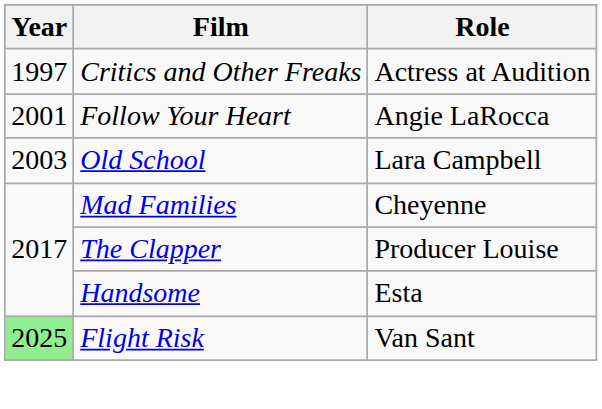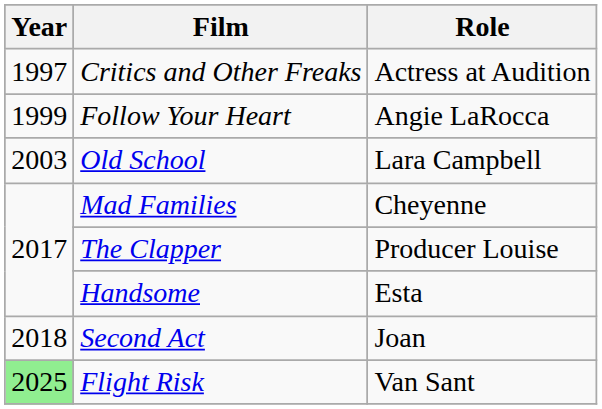(39, 115) 2001 -> (39, 115) 1999
+ row: (143, 337)
